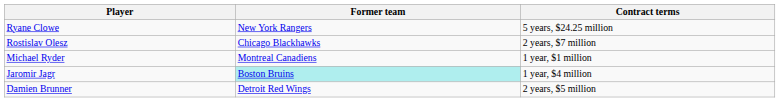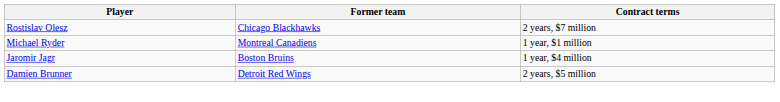- row: (33, 27)
(266, 74) paleturquoise background -> (266, 58) no background
